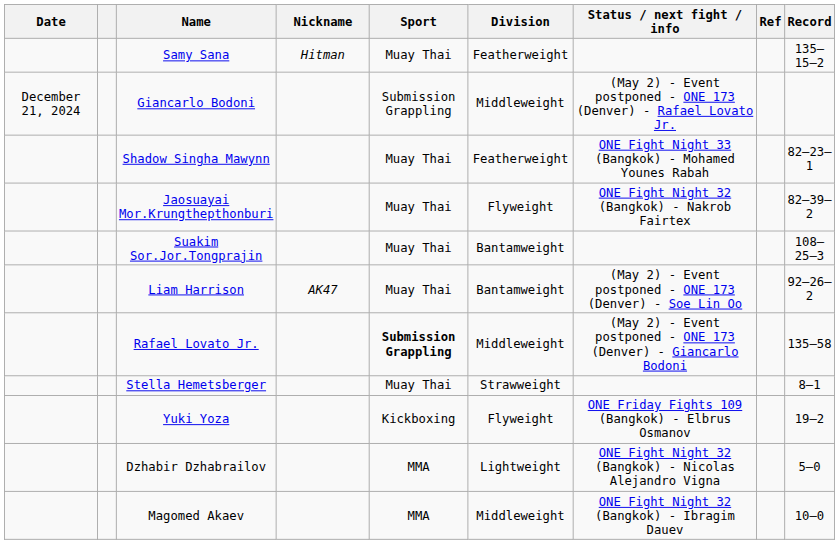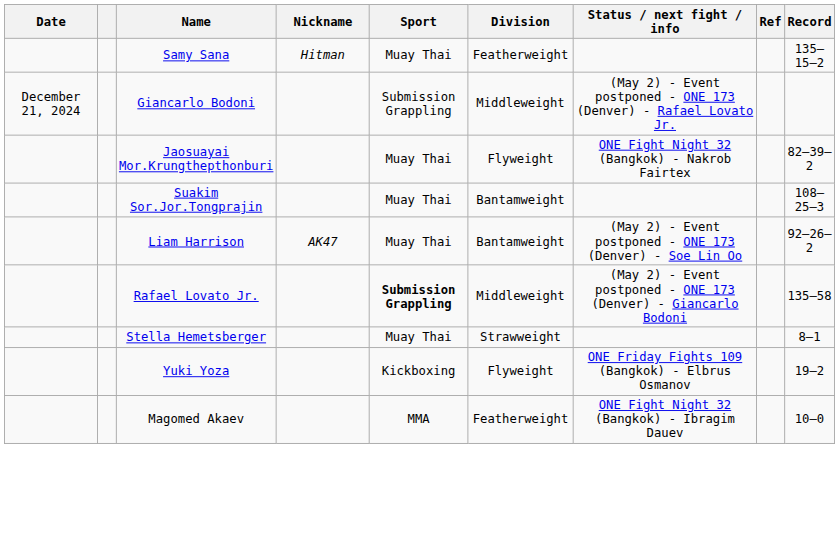- row: (196, 159)
- row: (196, 467)
(521, 516) Middleweight -> (521, 419) Featherweight
